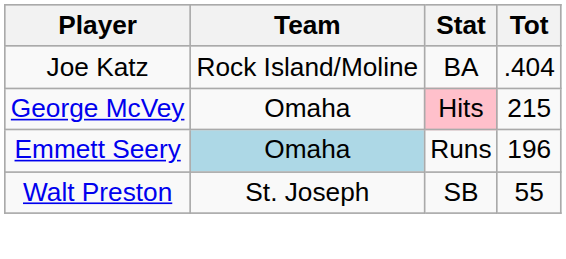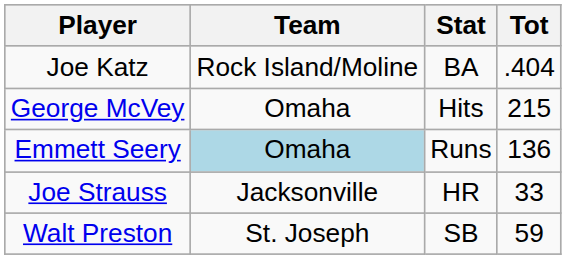(461, 108) pink background -> (461, 108) no background
(529, 150) 196 -> (529, 150) 136
+ row: (98, 191)
(529, 191) 55 -> (529, 233) 59
